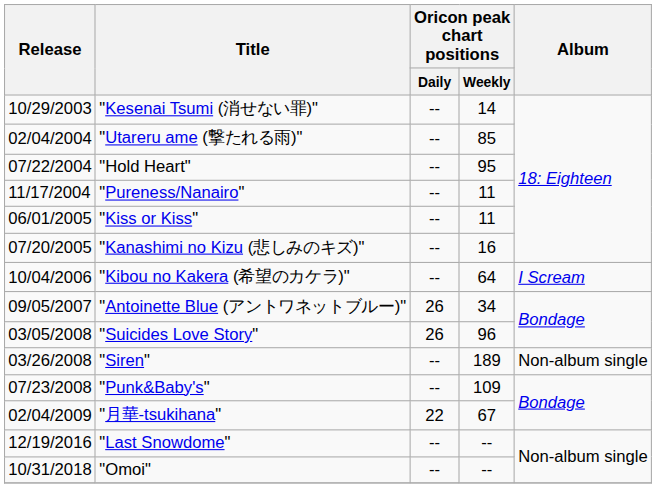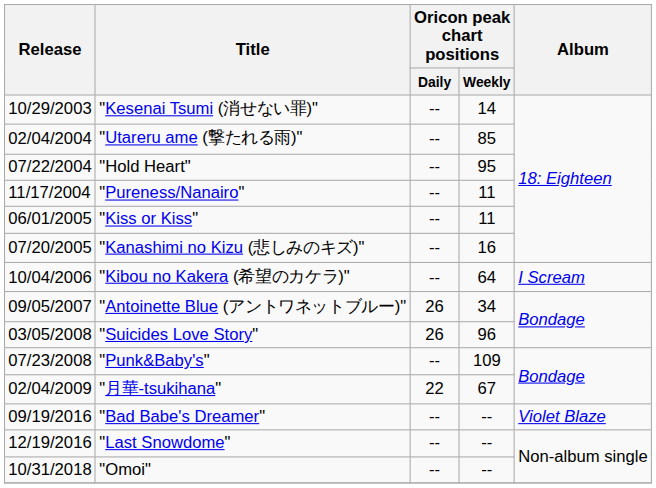- row: (125, 361)
+ row: (182, 416)
